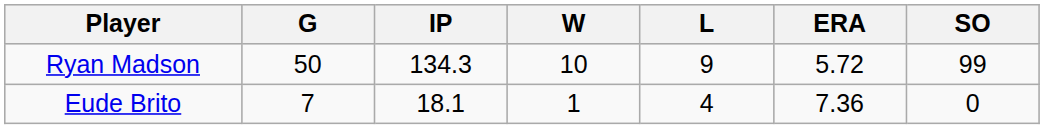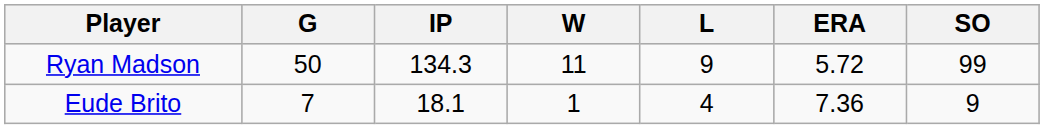(574, 63) 10 -> (574, 63) 11
(973, 103) 0 -> (973, 103) 9
